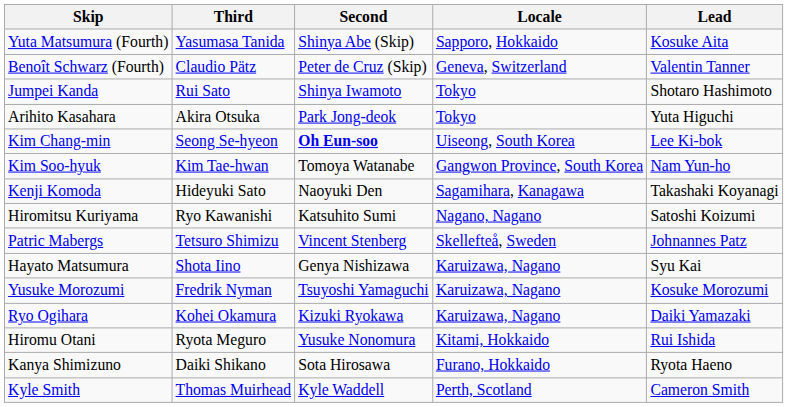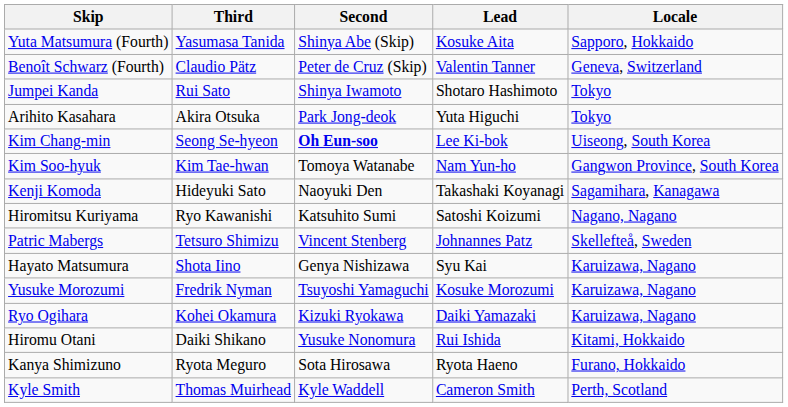columns swapped: (715, 16) <-> (540, 16)
(221, 340) Ryota Meguro -> (221, 340) Daiki Shikano
(221, 365) Daiki Shikano -> (221, 365) Ryota Meguro
